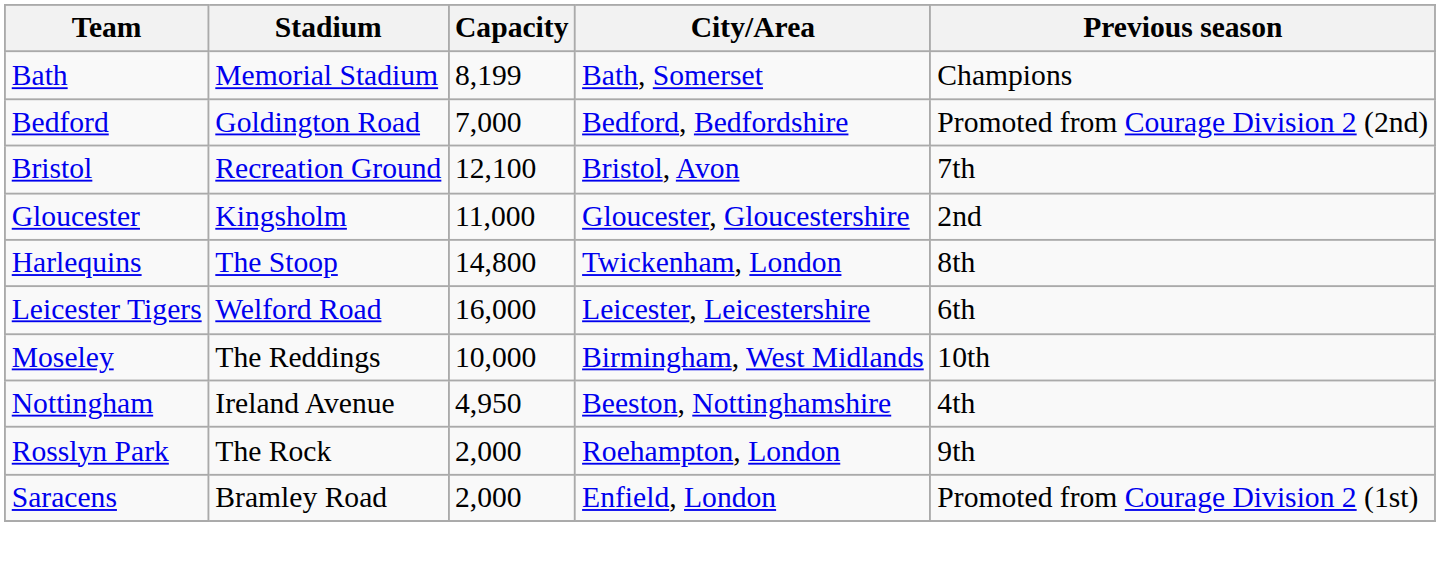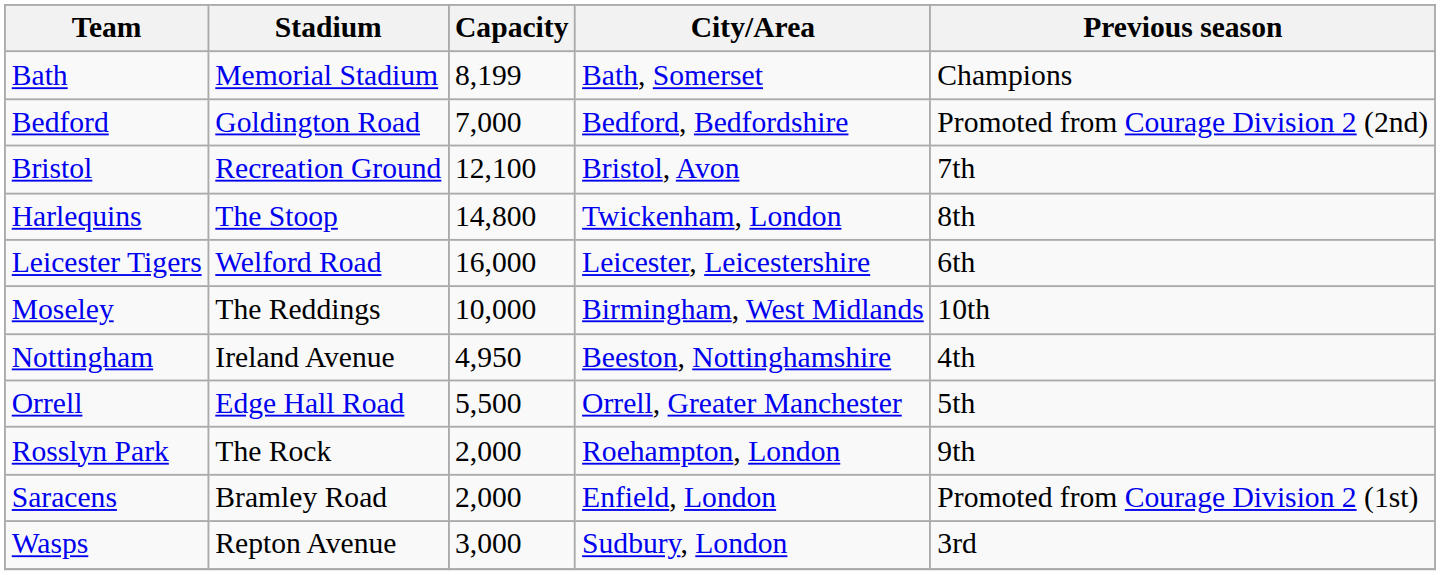- row: (76, 215)
+ row: (47, 403)
+ row: (50, 544)
